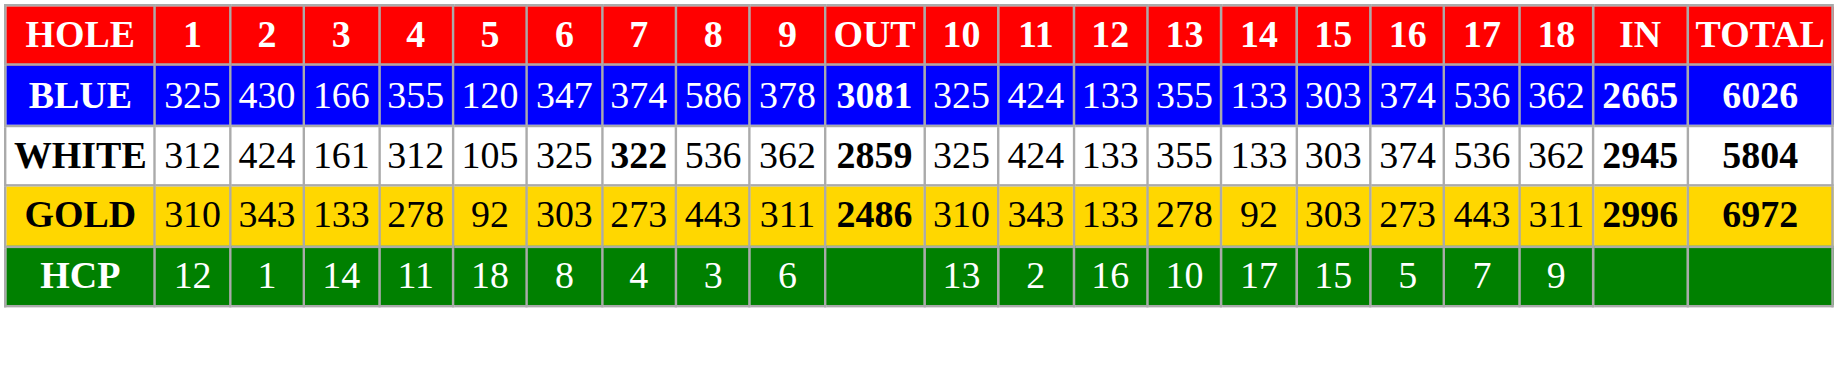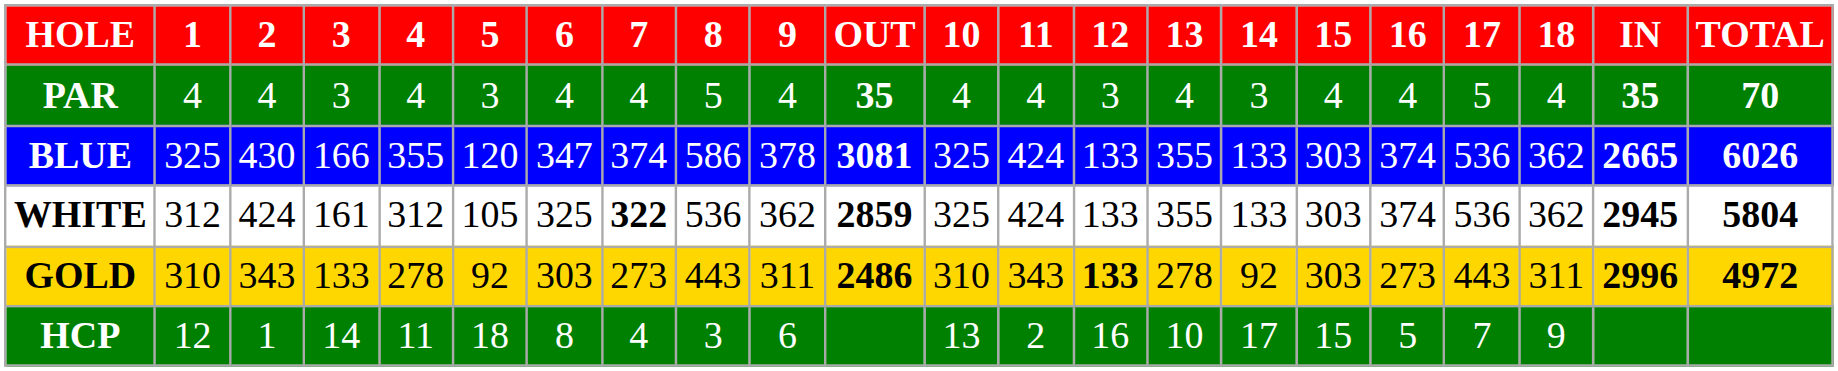+ row: (80, 94)
(1110, 214) normal -> (1110, 275) bold
(1760, 214) 6972 -> (1760, 275) 4972
